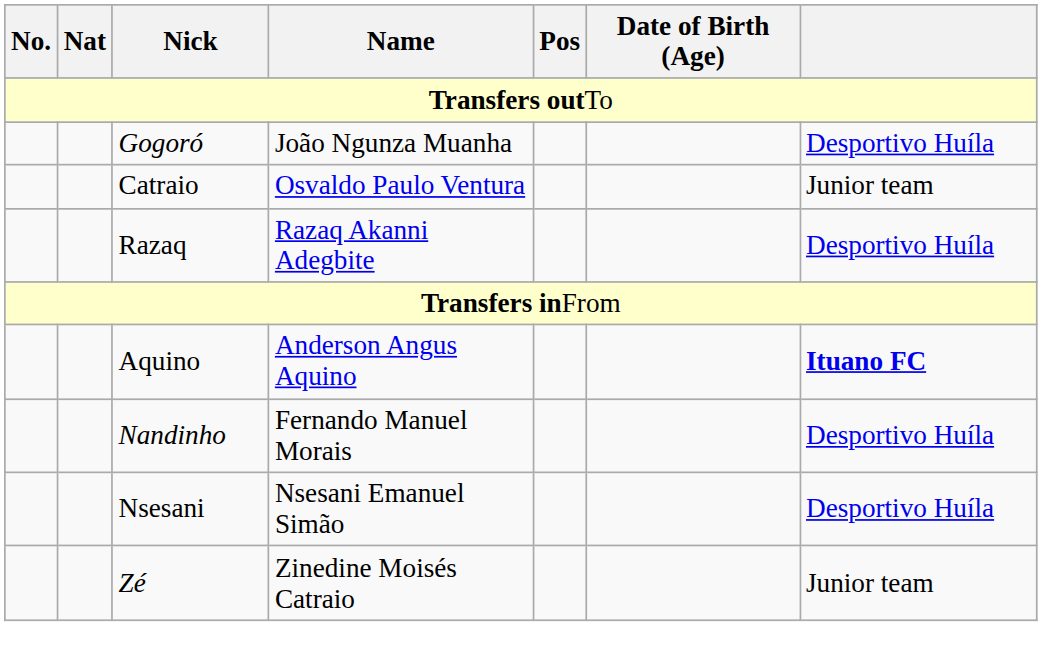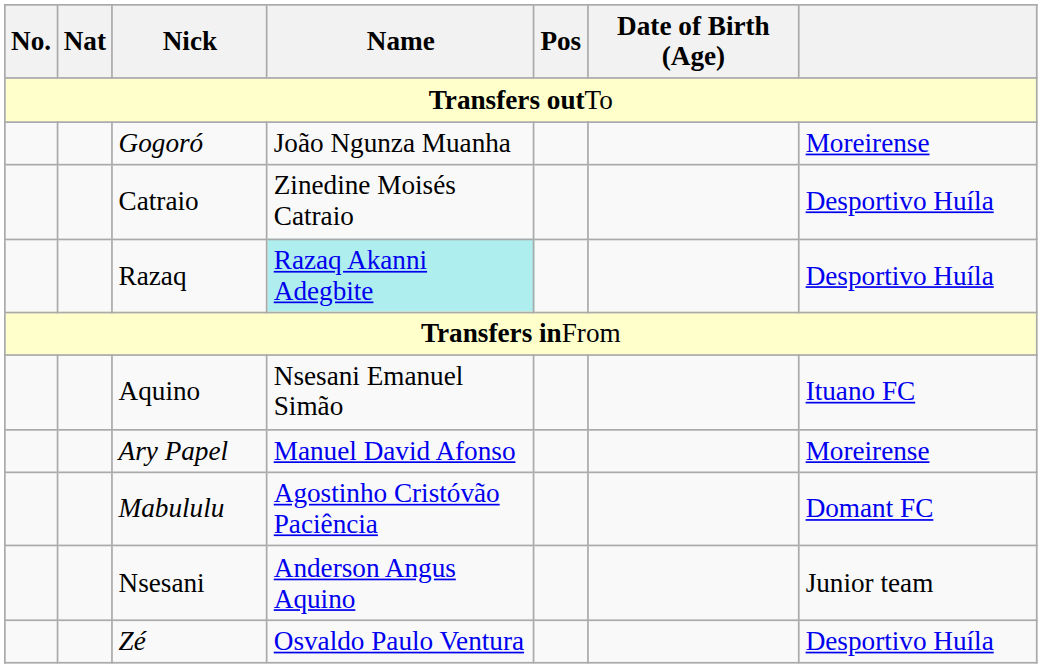(900, 142) Desportivo Huíla -> (868, 142) Moreirense
(400, 186) Osvaldo Paulo Ventura -> (365, 201) Zinedine Moisés Catraio
(870, 186) Junior team -> (900, 201) Desportivo Huíla
(352, 244) no background -> (350, 275) paleturquoise background
(366, 361) Anderson Angus Aquino -> (369, 391) Nsesani Emanuel Simão
(866, 361) bold -> (860, 391) normal
+ row: (173, 450)
+ row: (171, 508)
- row: (172, 435)
(370, 508) Nsesani Emanuel Simão -> (365, 582) Anderson Angus Aquino
(900, 508) Desportivo Huíla -> (869, 582) Junior team
(366, 582) Zinedine Moisés Catraio -> (399, 641) Osvaldo Paulo Ventura
(870, 582) Junior team -> (900, 641) Desportivo Huíla
